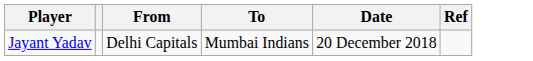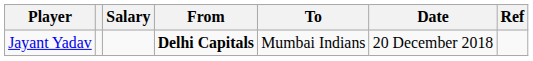+ column: (128, 16)
(152, 42) normal -> (206, 42) bold
